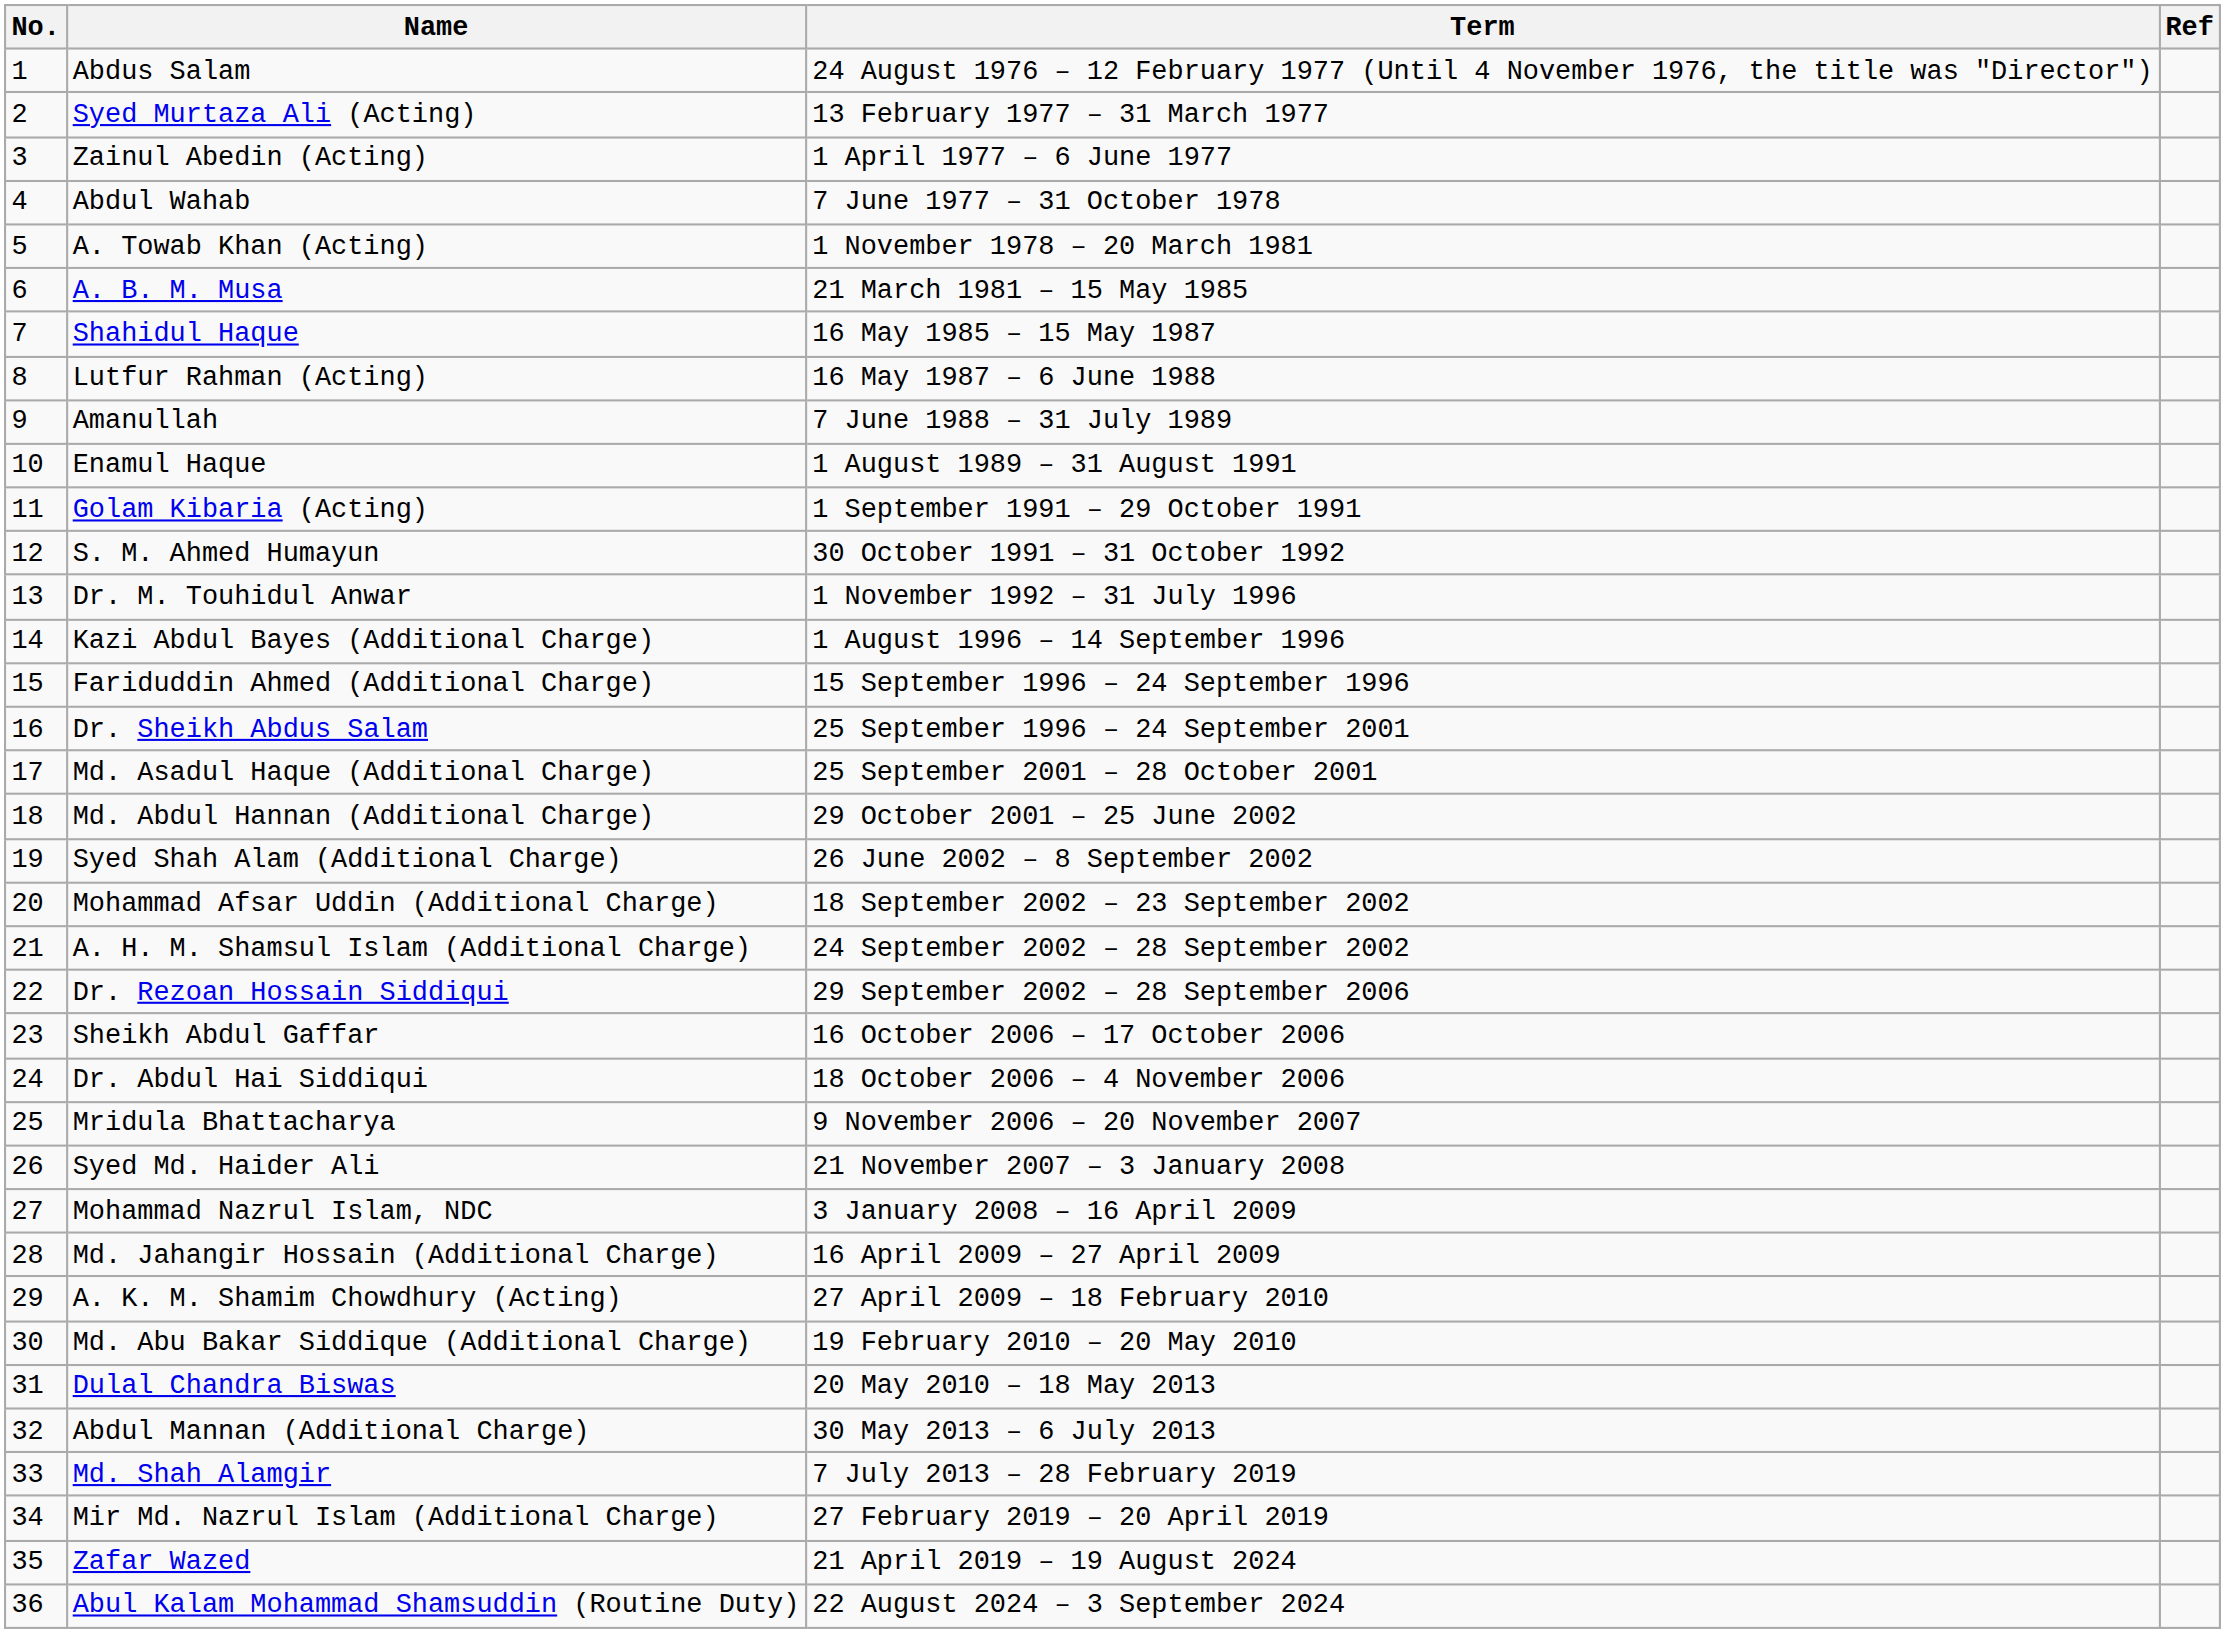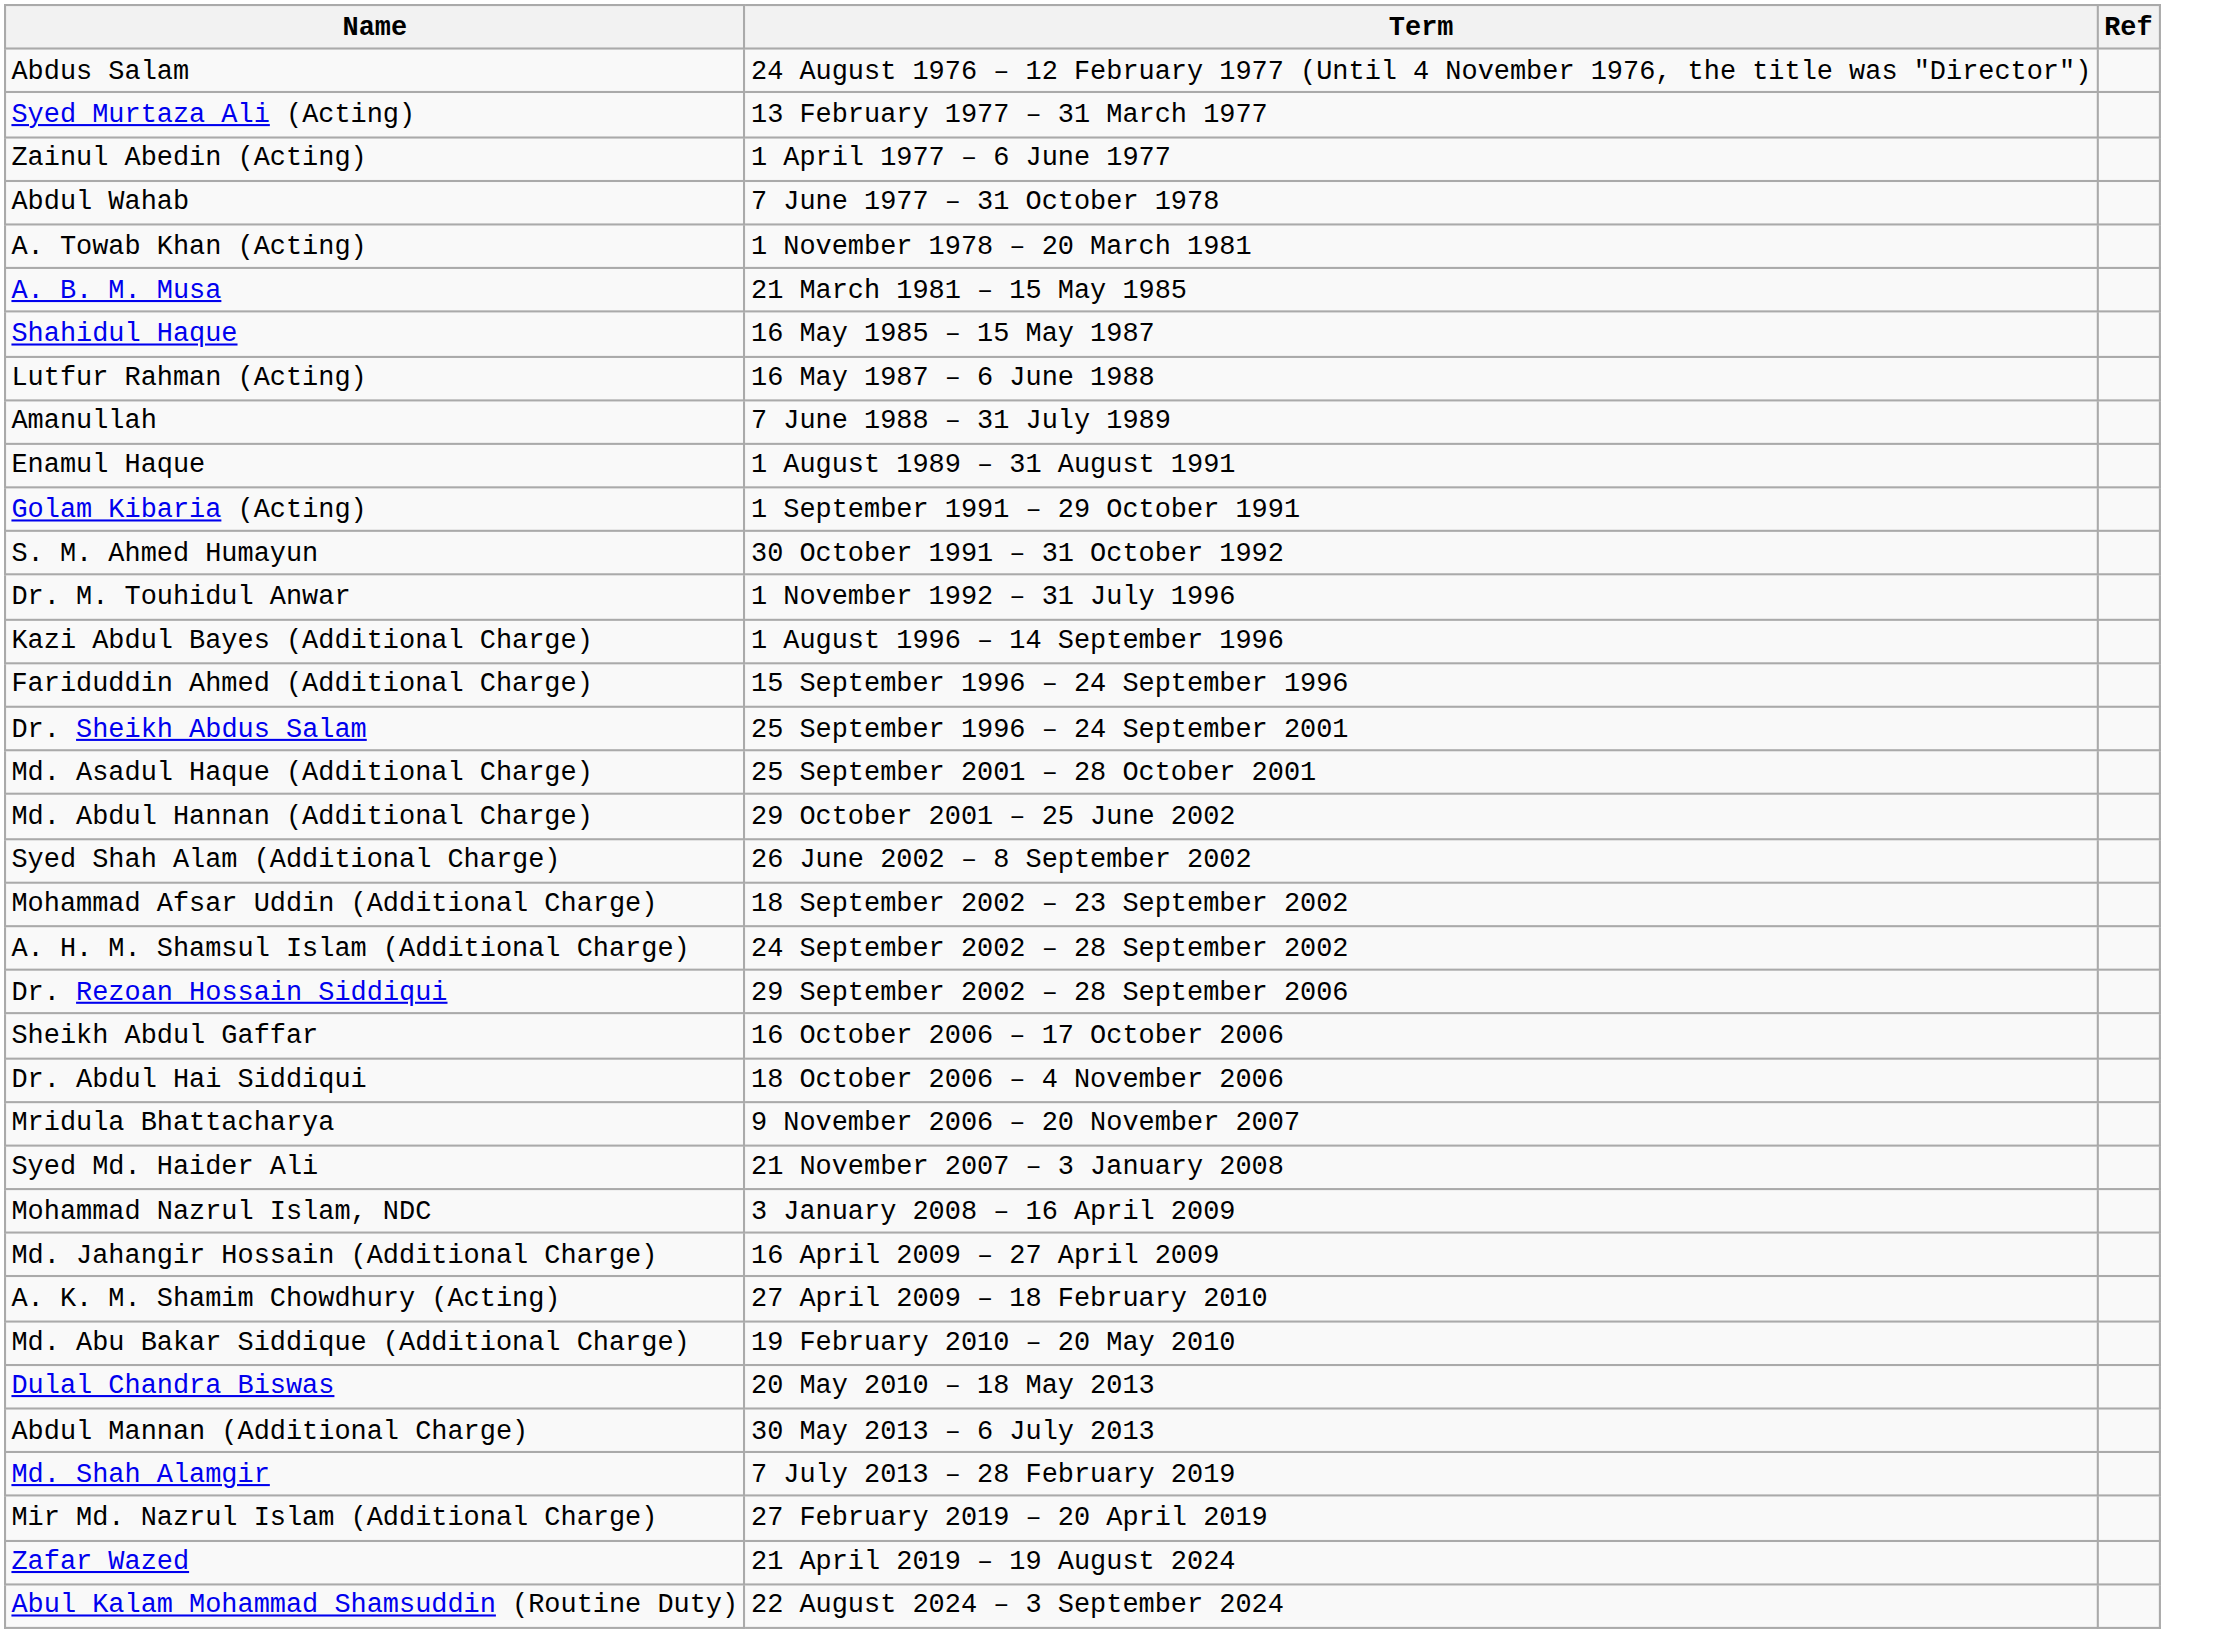- column: (36, 27)
